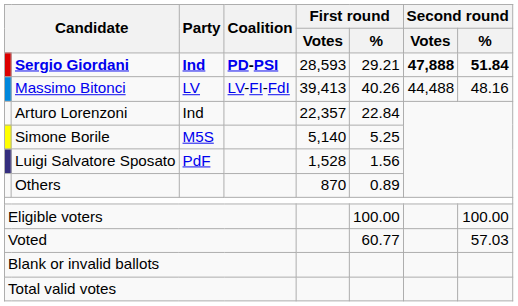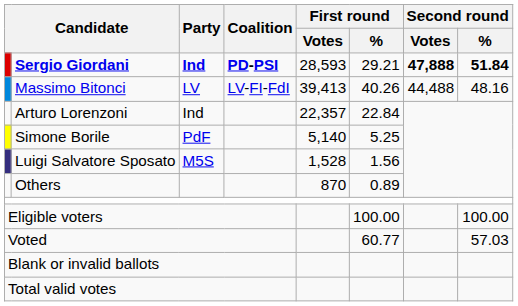(198, 137) M5S -> (196, 137) PdF
(196, 161) PdF -> (198, 161) M5S
